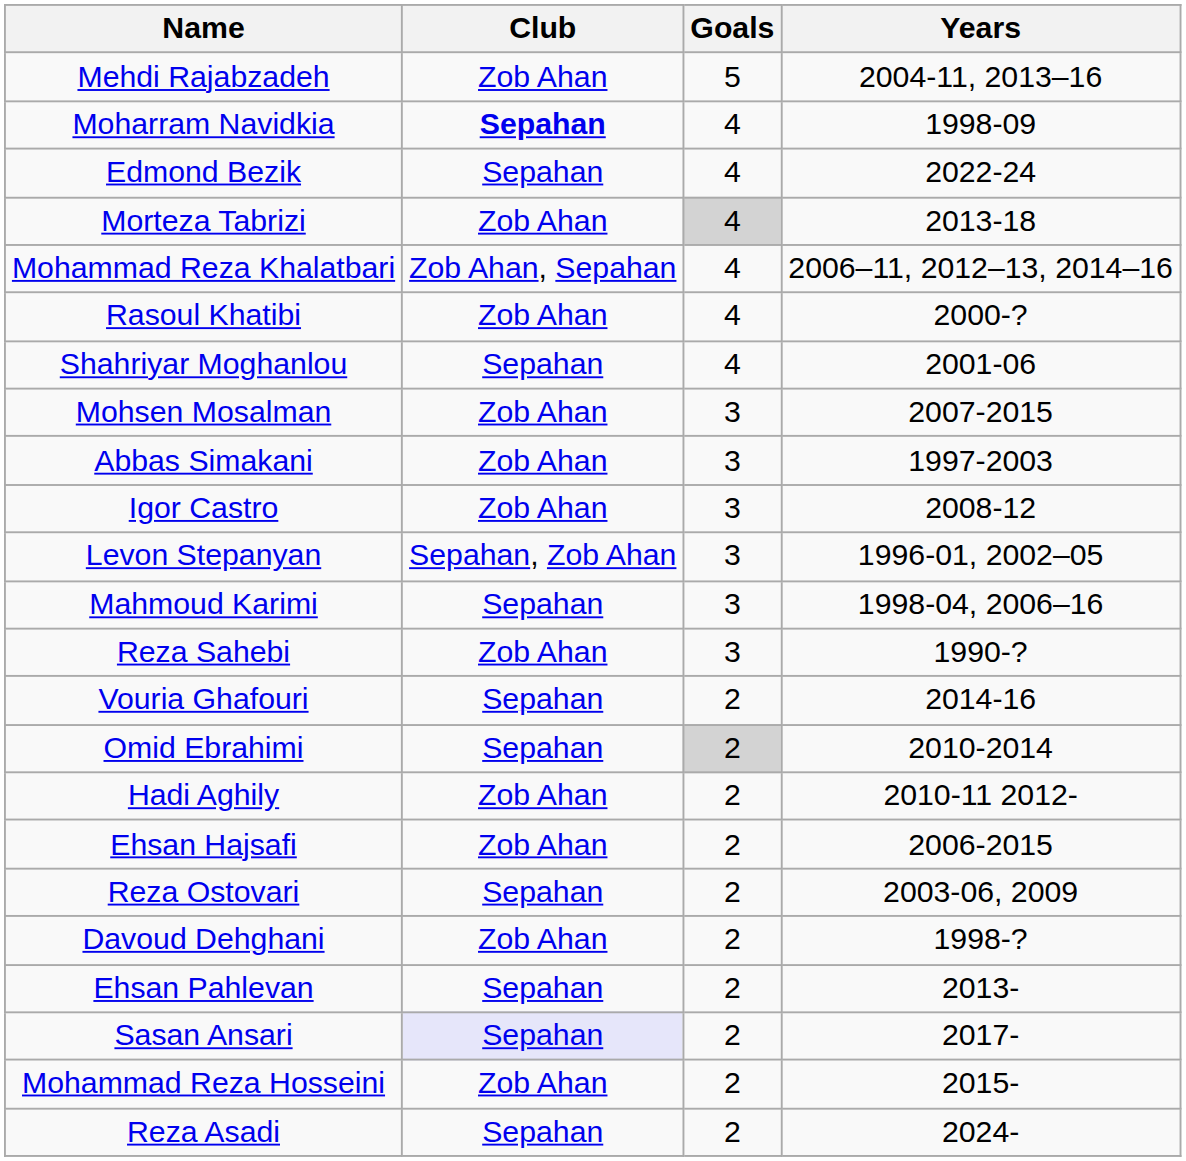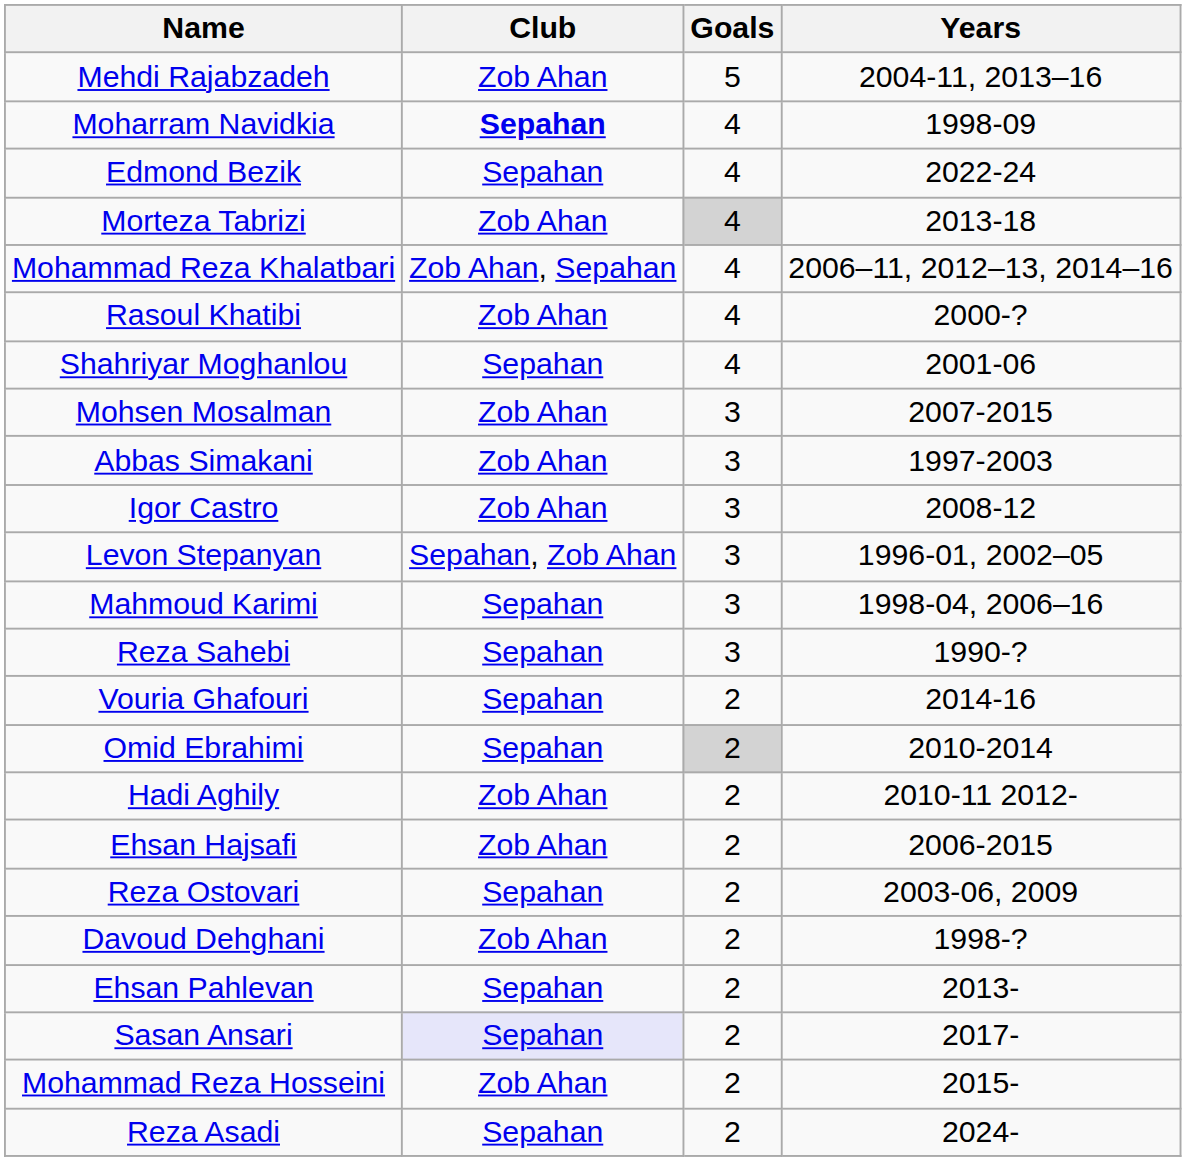(543, 651) Zob Ahan -> (543, 651) Sepahan
